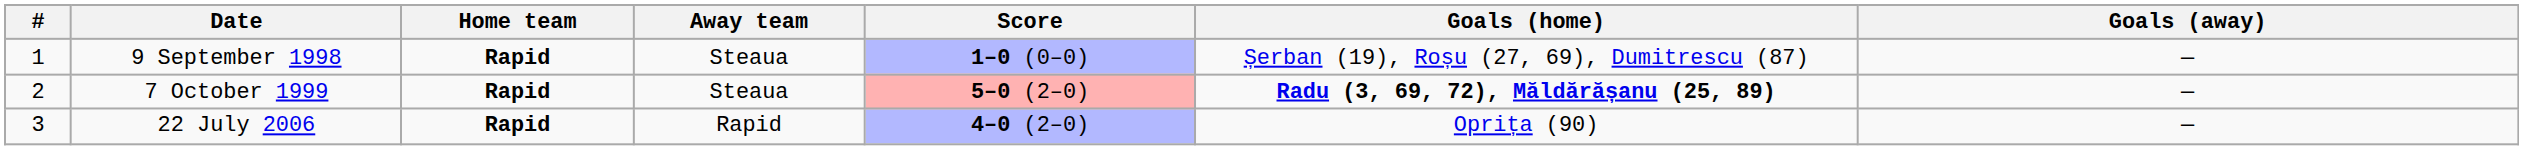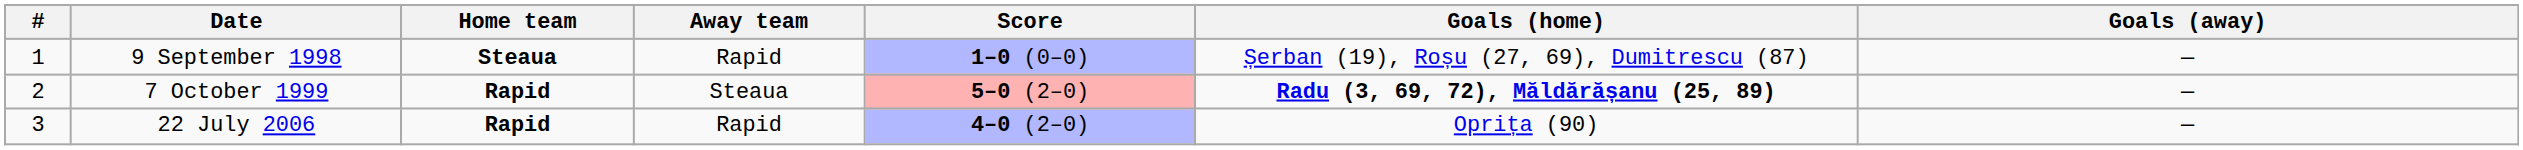(518, 57) Rapid -> (518, 57) Steaua
(749, 57) Steaua -> (749, 57) Rapid
